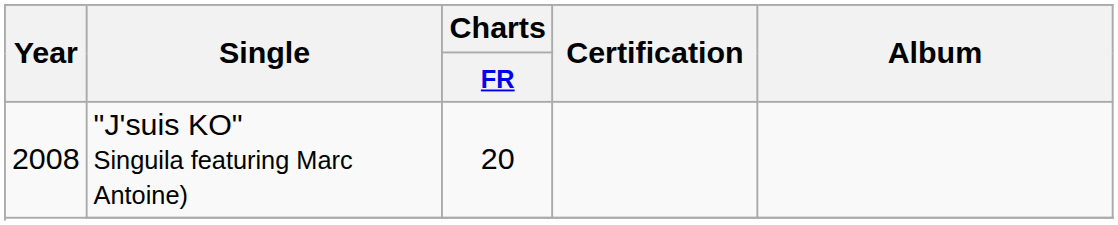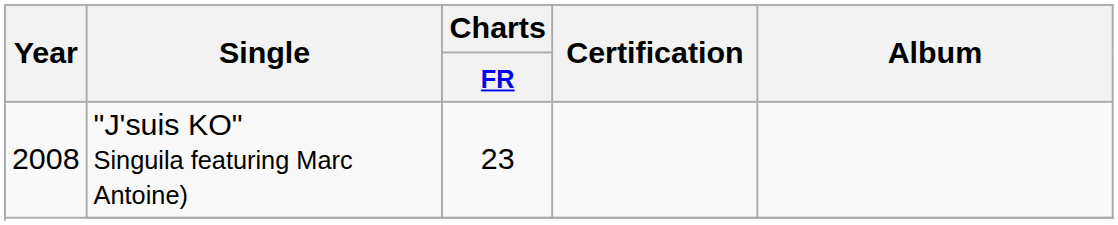(498, 159) 20 -> (498, 159) 23
